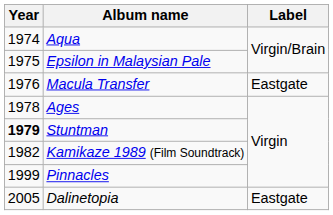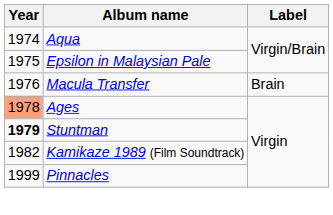(279, 84) Eastgate -> (268, 84) Brain
(24, 107) no background -> (24, 107) lightsalmon background
- row: (82, 198)
